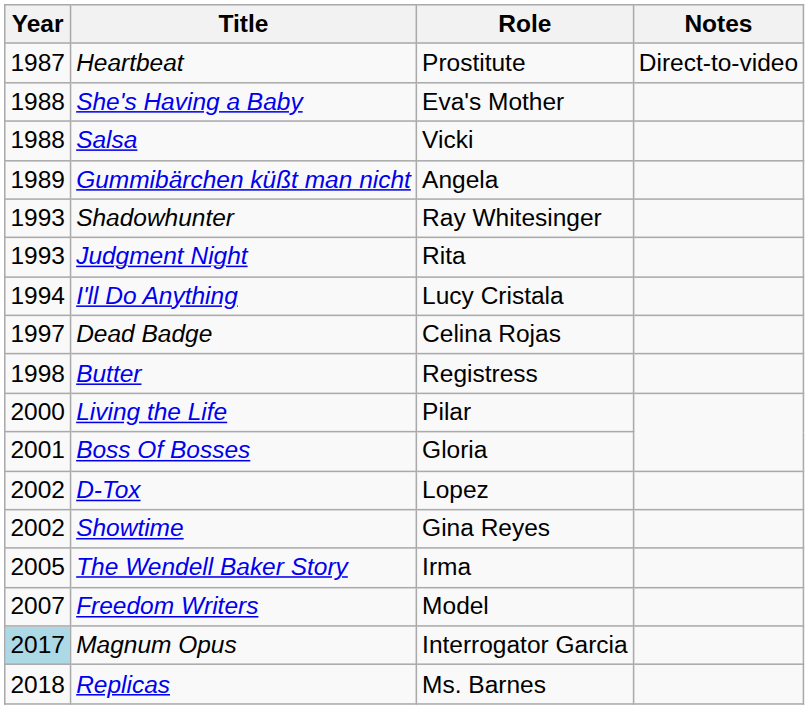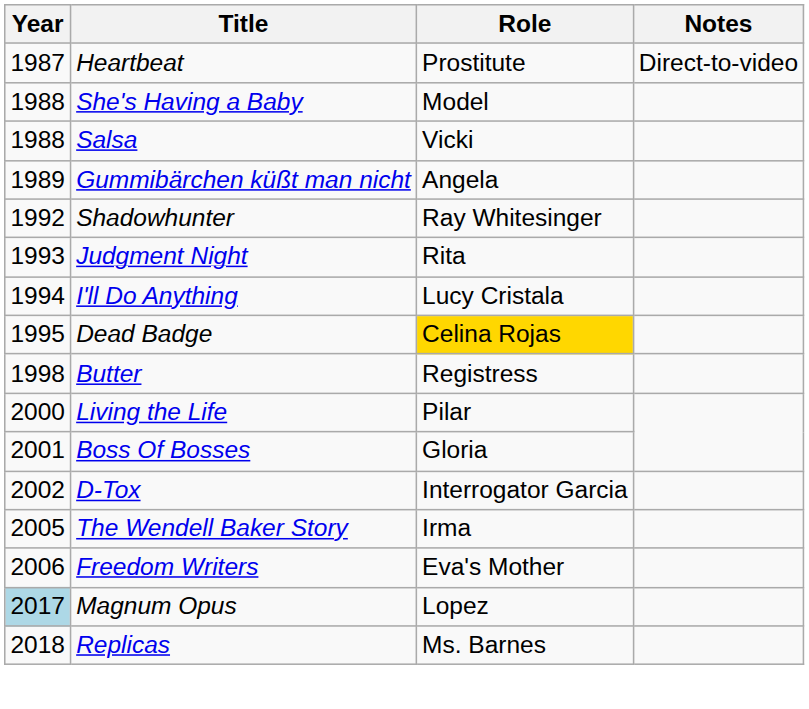(493, 101) Eva's Mother -> (455, 101) Model
(38, 218) 1993 -> (38, 218) 1992
(38, 334) 1997 -> (38, 334) 1995
(492, 334) no background -> (492, 334) gold background
(455, 489) Lopez -> (525, 489) Interrogator Garcia
- row: (130, 528)
(38, 606) 2007 -> (38, 567) 2006
(455, 606) Model -> (493, 567) Eva's Mother
(525, 645) Interrogator Garcia -> (455, 606) Lopez
